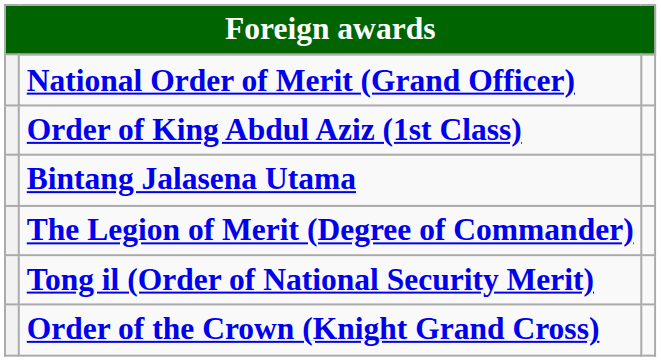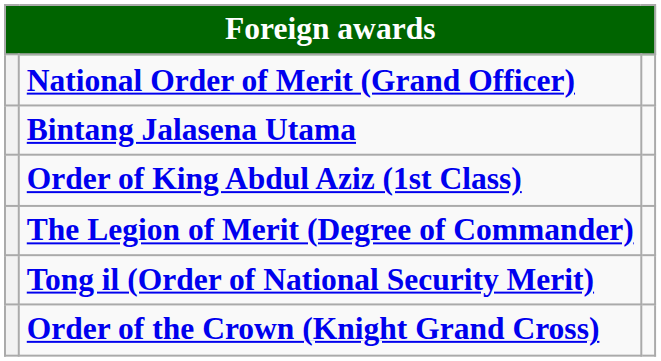rows swapped: (191, 179) <-> (274, 129)
